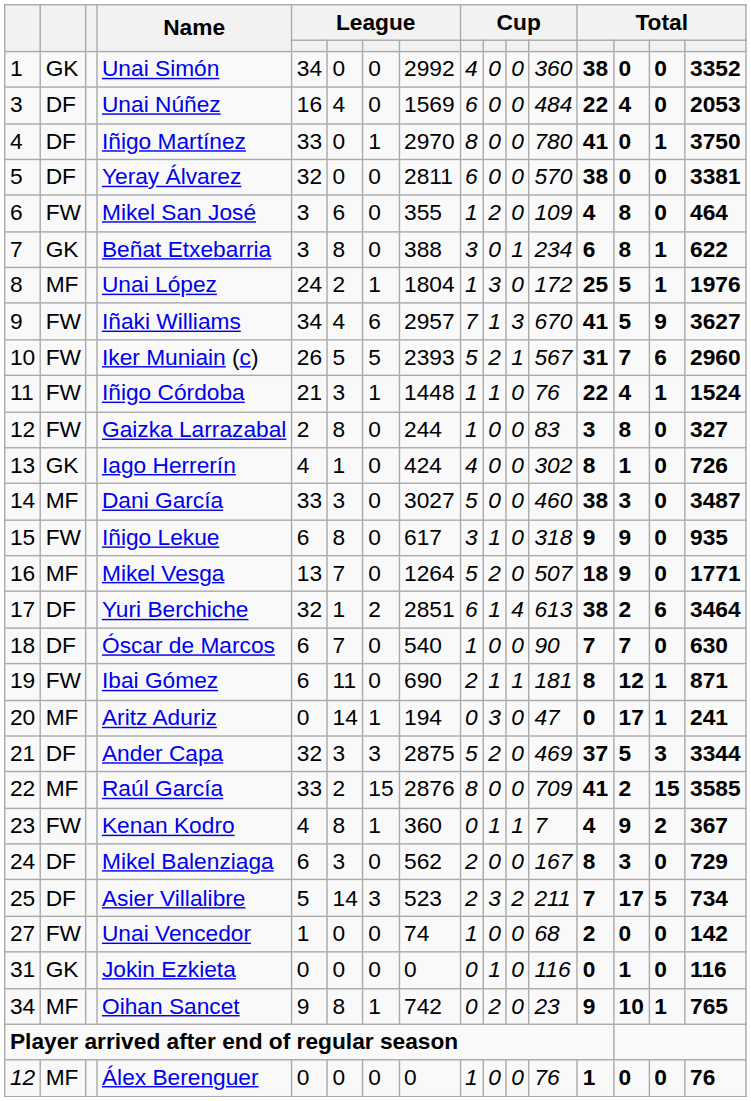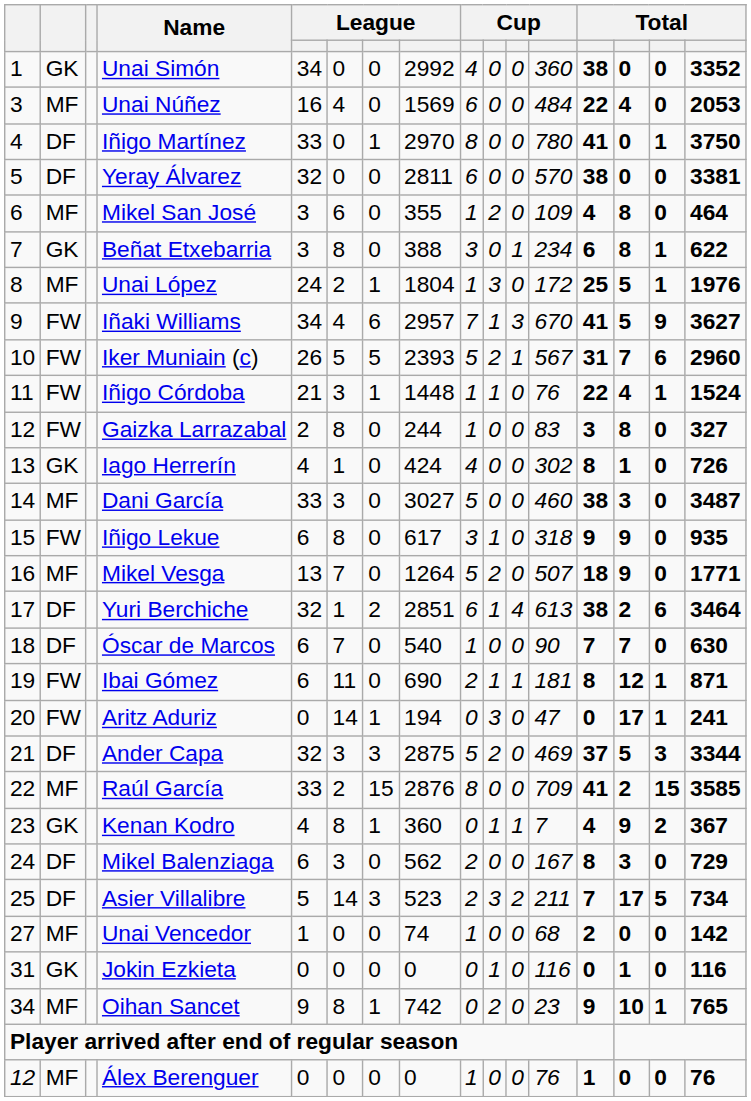(61, 105) DF -> (62, 105) MF
(63, 213) FW -> (62, 213) MF
(62, 717) MF -> (63, 717) FW
(63, 825) FW -> (62, 825) GK
(63, 933) FW -> (62, 933) MF
